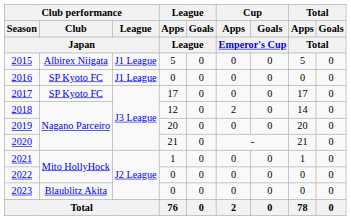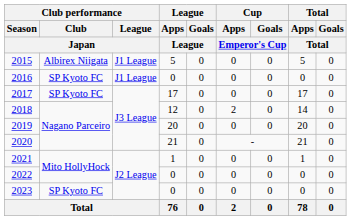(76, 191) Blaublitz Akita -> (76, 191) SP Kyoto FC
